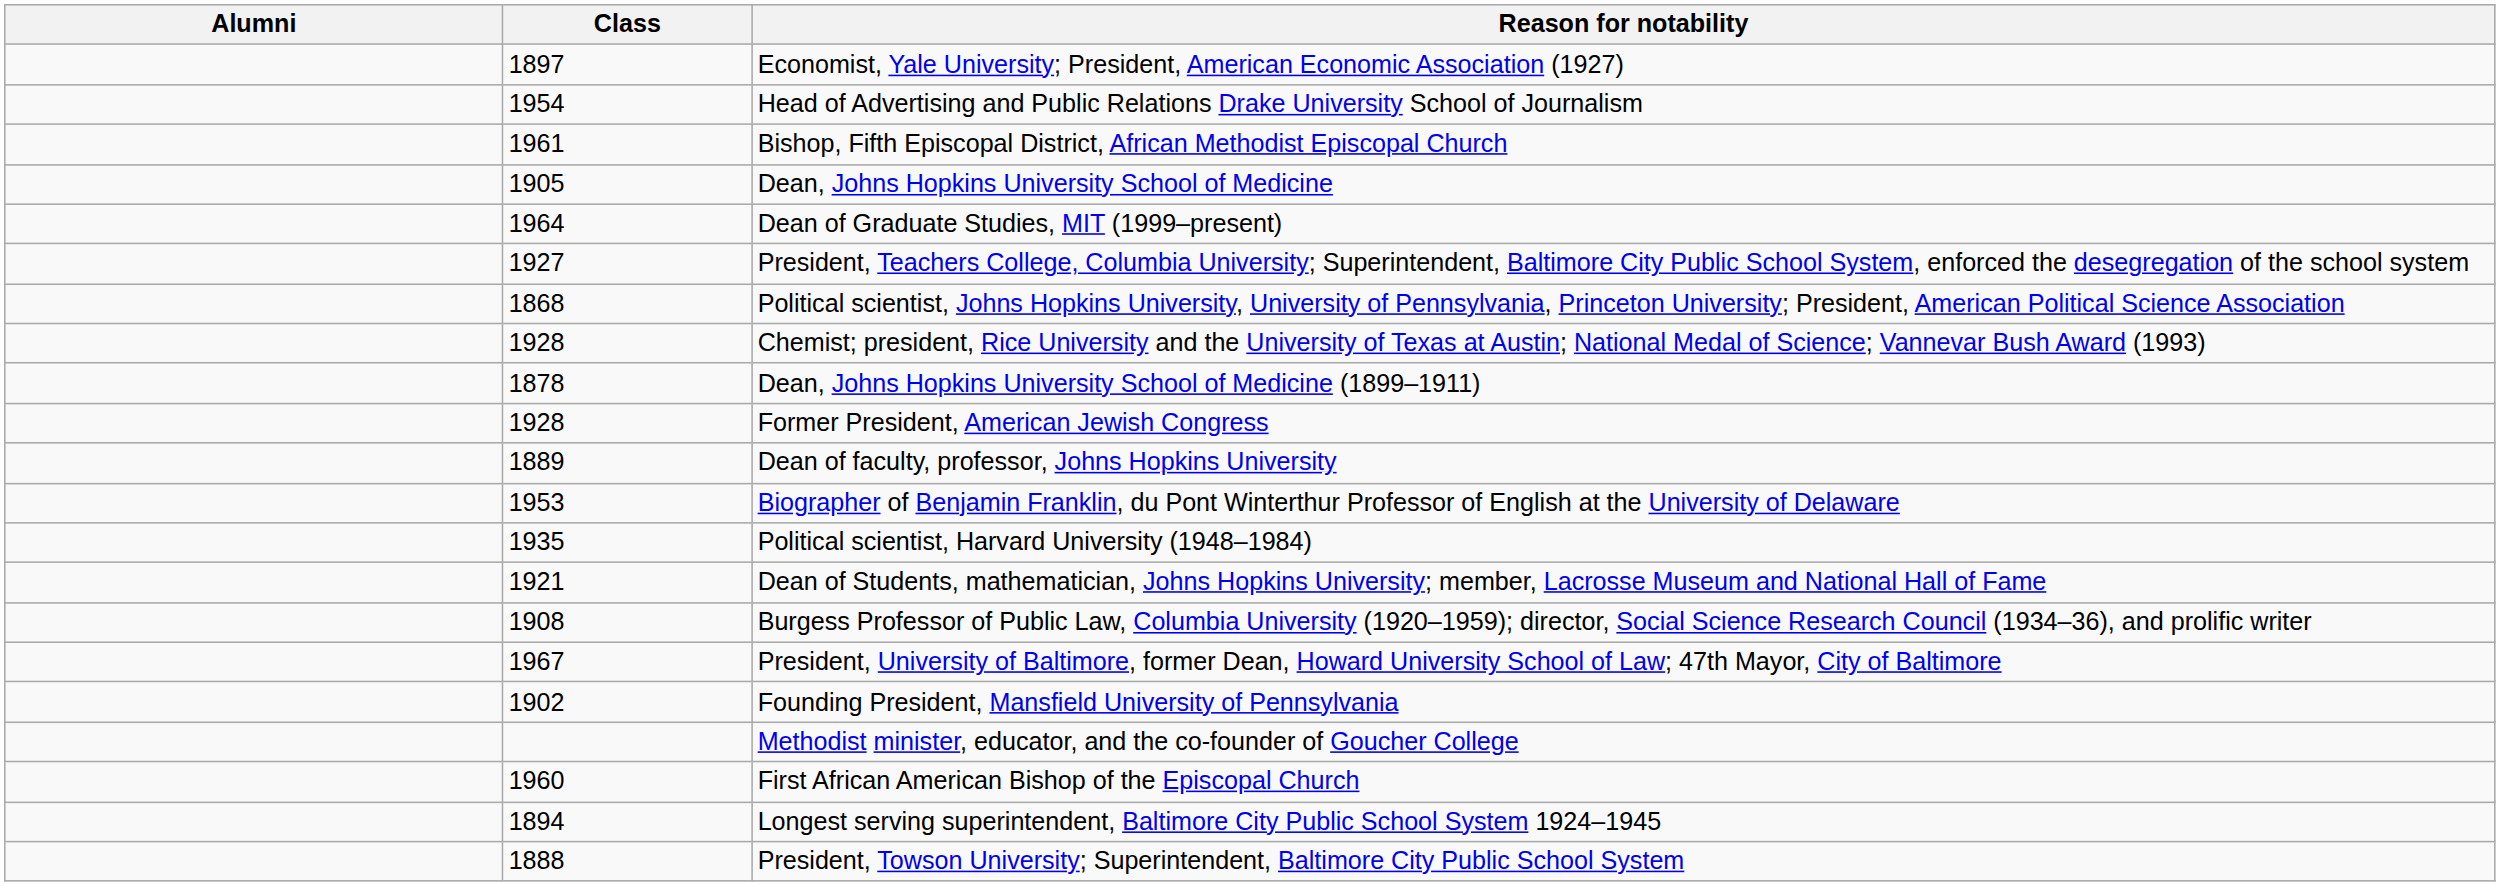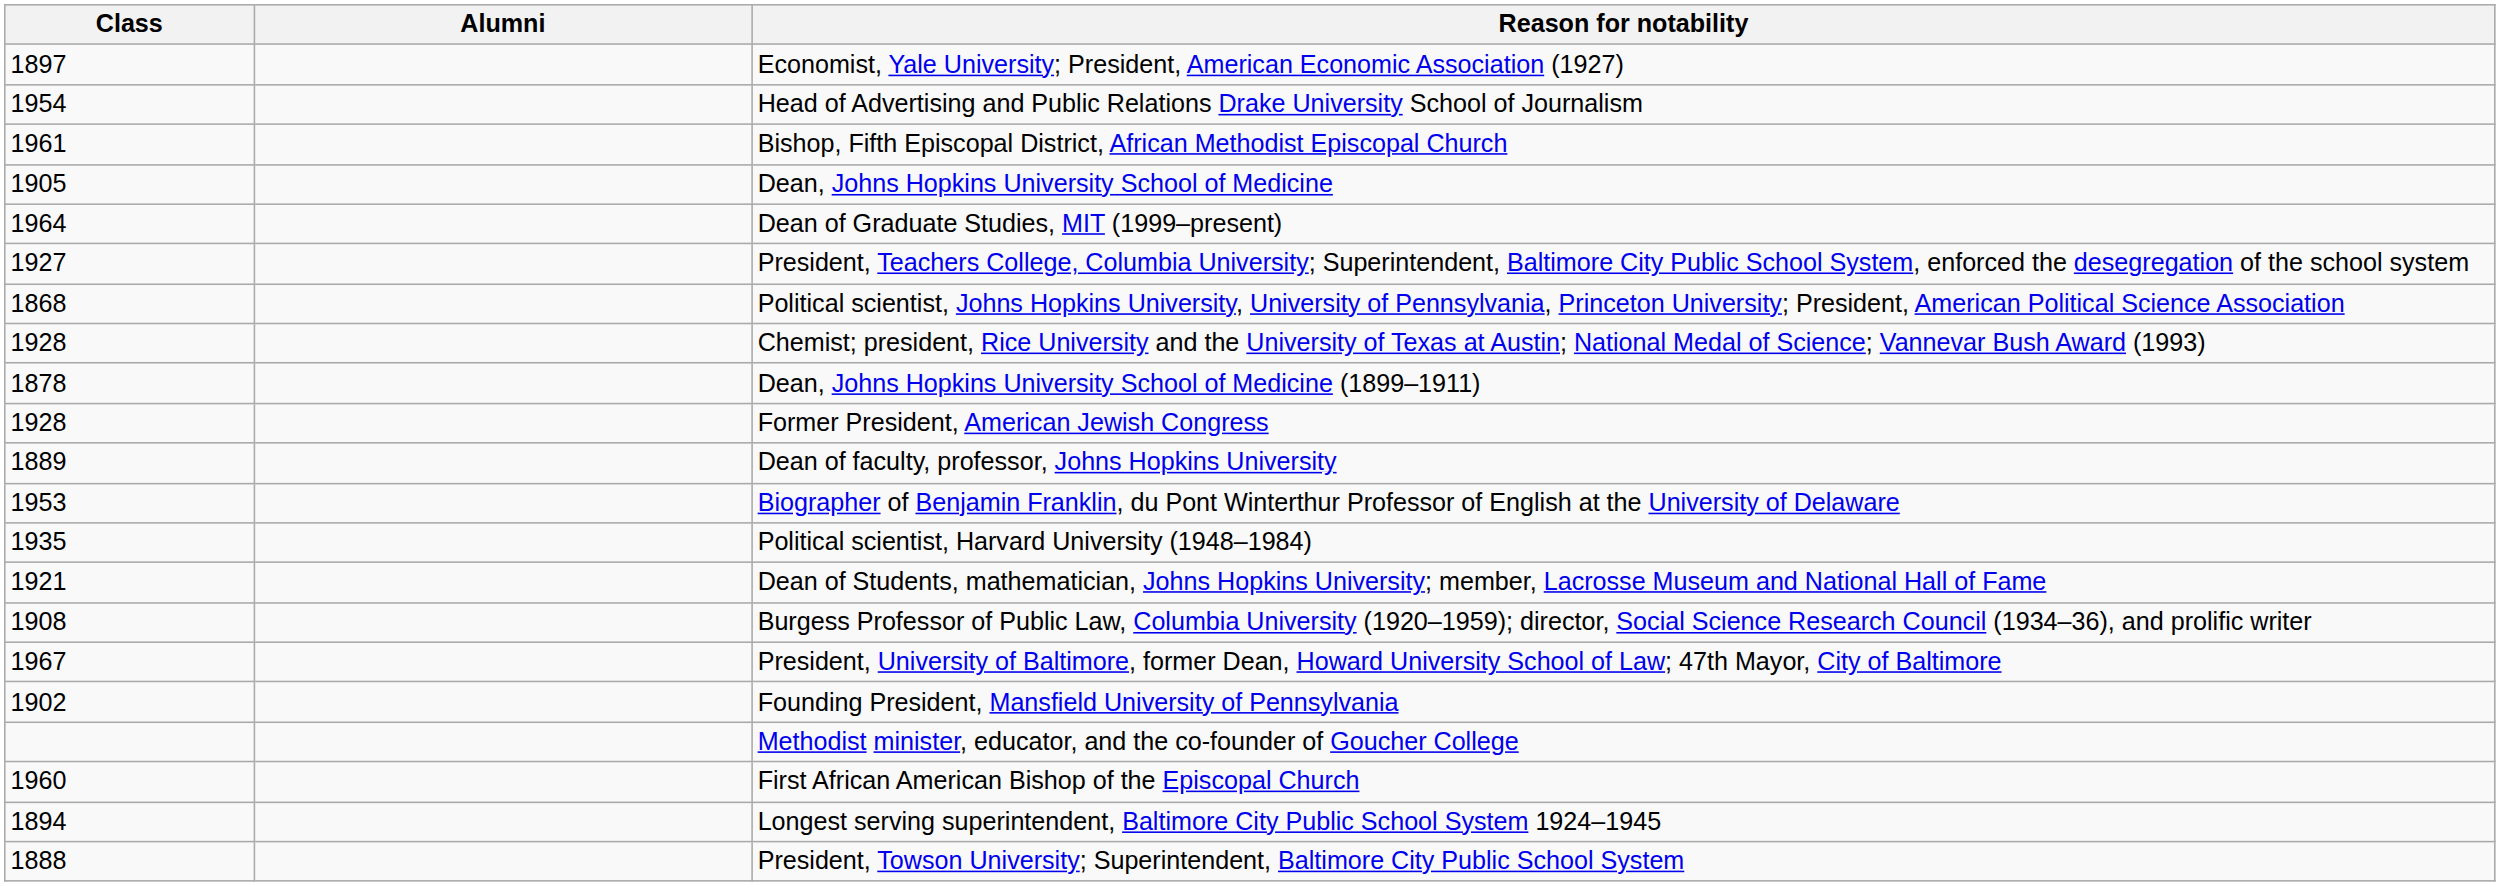columns swapped: (254, 24) <-> (627, 24)
